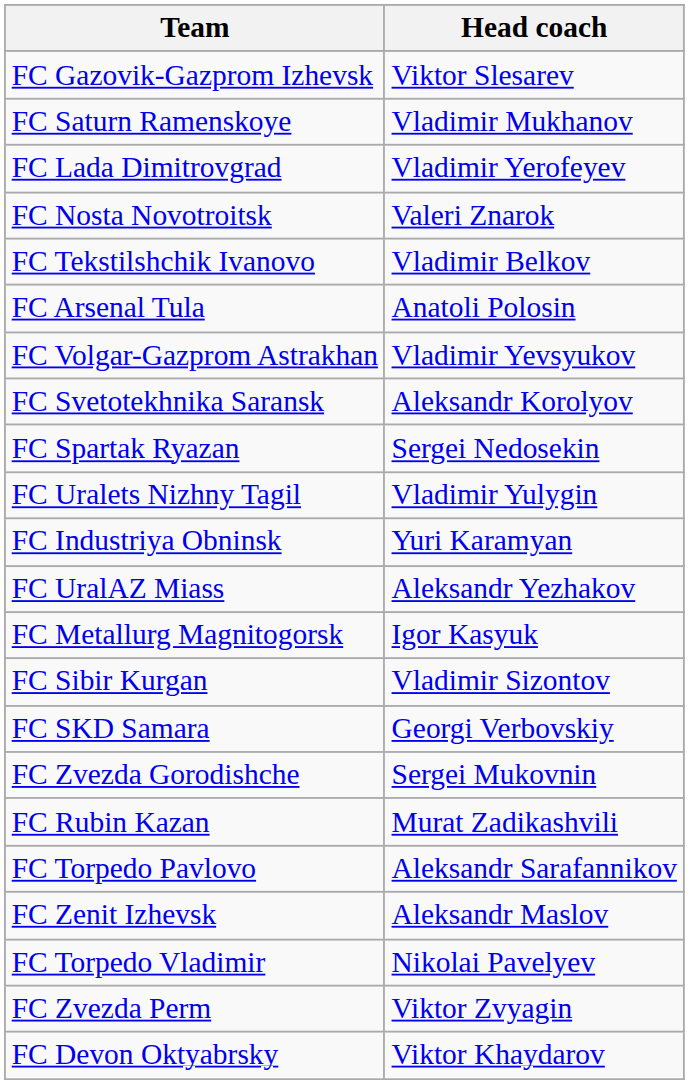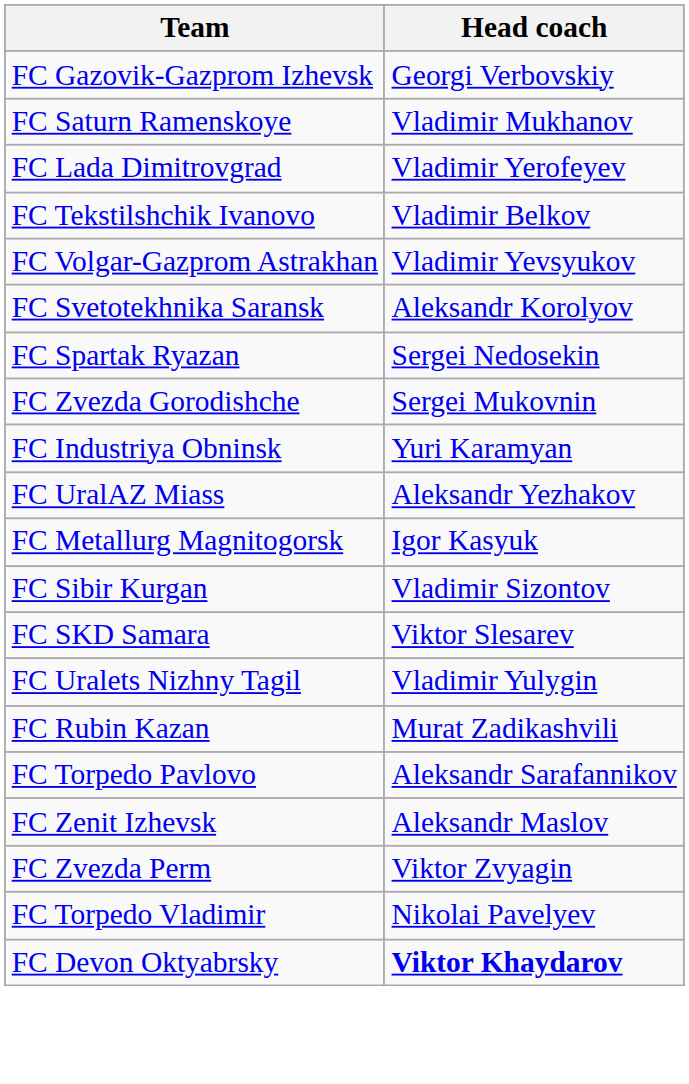(483, 74) Viktor Slesarev -> (503, 74) Georgi Verbovskiy
- row: (142, 214)
- row: (108, 307)
rows swapped: (156, 774) <-> (156, 494)
(503, 728) Georgi Verbovskiy -> (483, 634) Viktor Slesarev
rows swapped: (139, 961) <-> (111, 1008)
(498, 1055) normal -> (507, 961) bold
